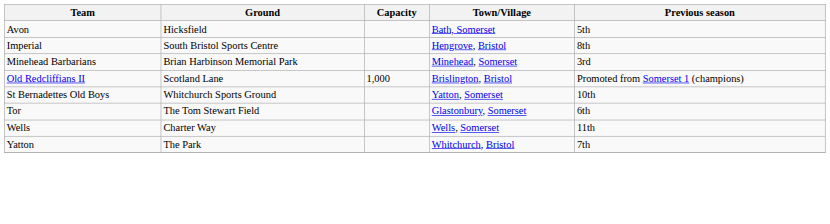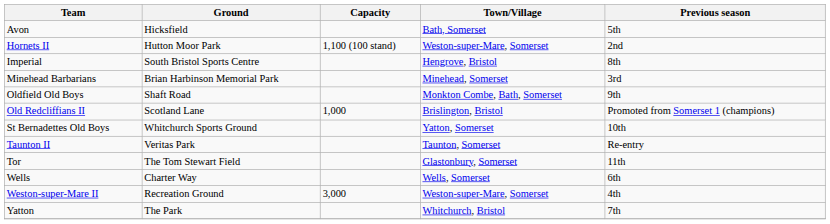+ row: (28, 45)
+ row: (45, 95)
+ row: (28, 144)
(584, 111) 6th -> (617, 161) 11th
(586, 128) 11th -> (614, 177) 6th
+ row: (53, 194)
